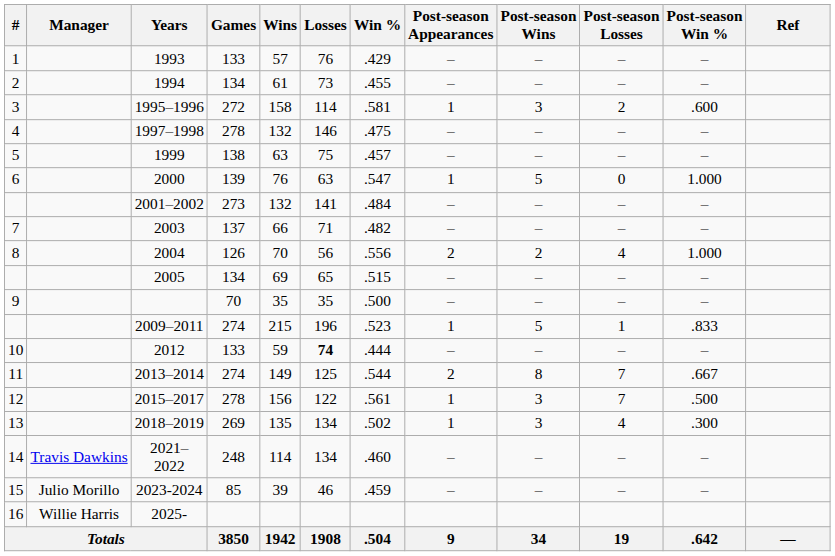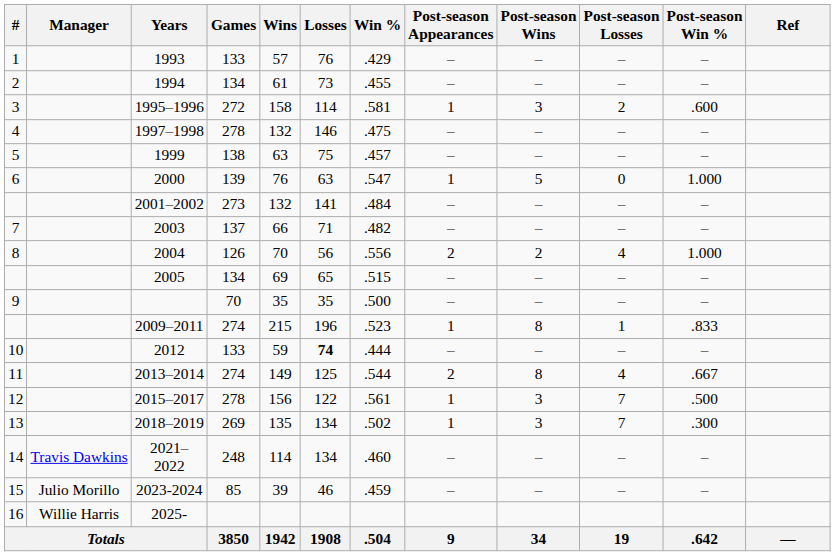(538, 326) 5 -> (538, 326) 8
(621, 374) 7 -> (621, 374) 4
(621, 423) 4 -> (621, 423) 7
